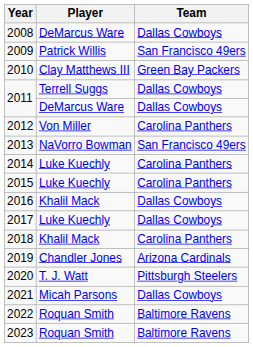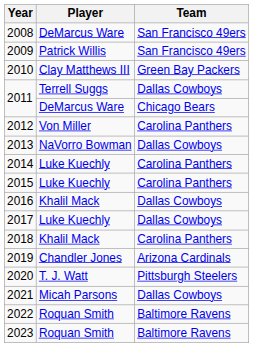(180, 32) Dallas Cowboys -> (191, 32) San Francisco 49ers
(180, 107) Dallas Cowboys -> (176, 107) Chicago Bears
(191, 145) San Francisco 49ers -> (180, 145) Dallas Cowboys
